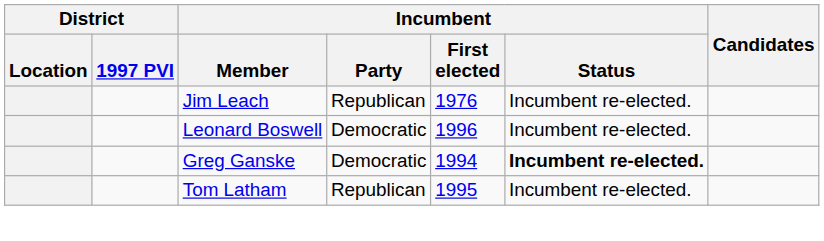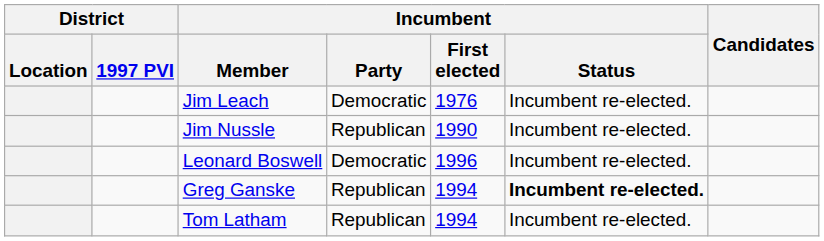(378, 100) Republican -> (379, 100) Democratic
+ row: (229, 130)
(379, 160) Democratic -> (378, 190) Republican
(456, 190) 1995 -> (456, 220) 1994
